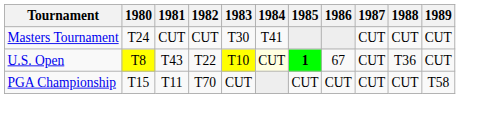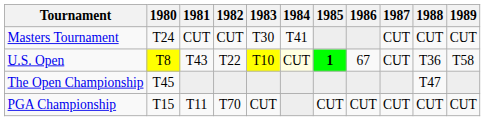(438, 60) CUT -> (463, 60) T58
+ row: (76, 82)
(438, 82) T58 -> (463, 105) CUT
